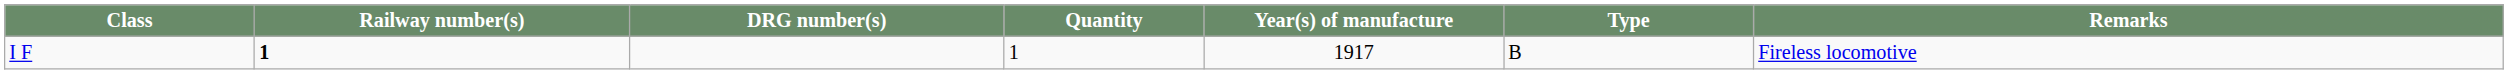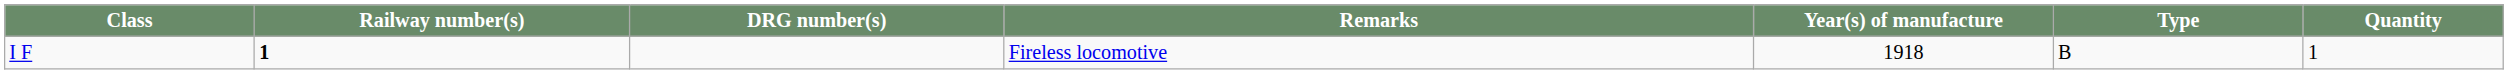columns swapped: (1104, 20) <-> (2128, 20)
(1354, 52) 1917 -> (1904, 52) 1918
